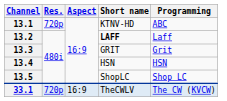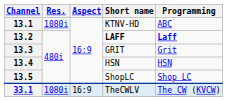(54, 24) 720p -> (56, 24) 1080i
(162, 37) normal -> (167, 37) bold
(54, 90) 720p -> (56, 90) 1080i
